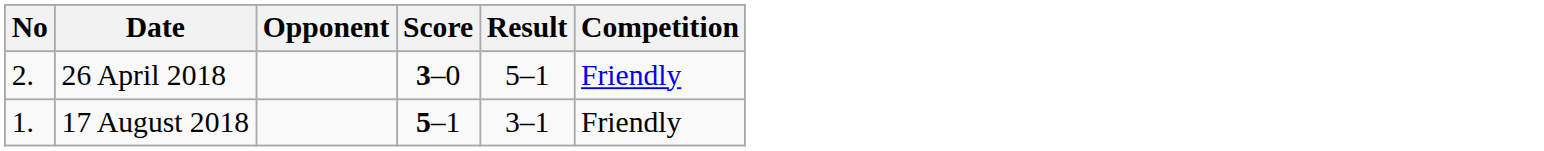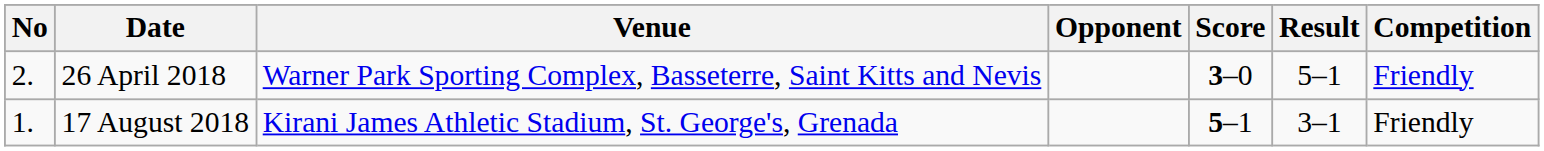+ column: (652, 27)
